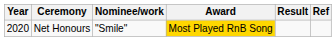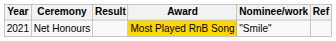columns swapped: (129, 12) <-> (293, 12)
(18, 28) 2020 -> (18, 28) 2021
